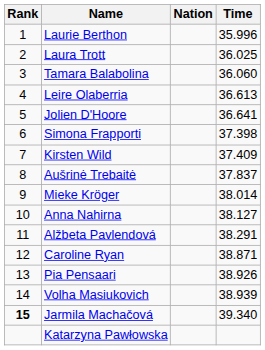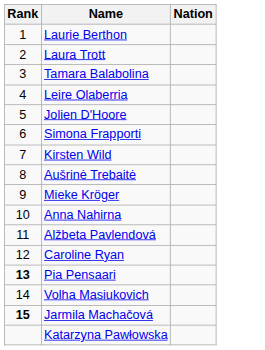- column: (238, 14)
(23, 275) normal -> (23, 275) bold
